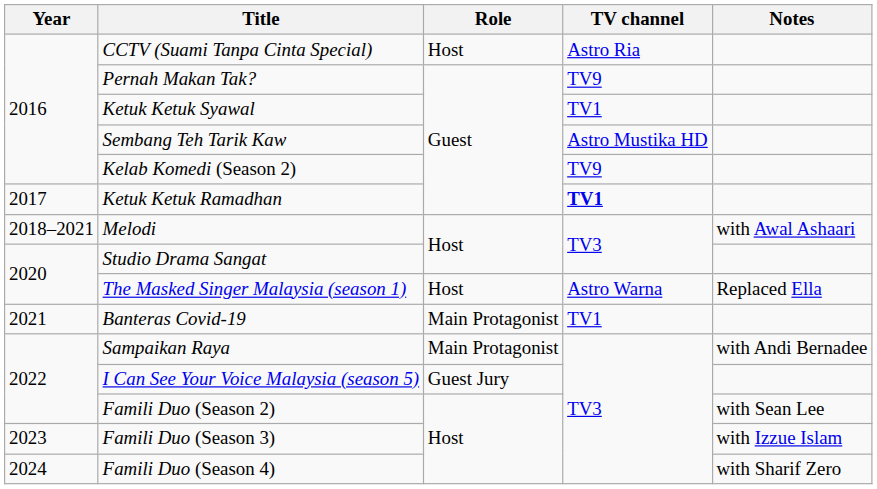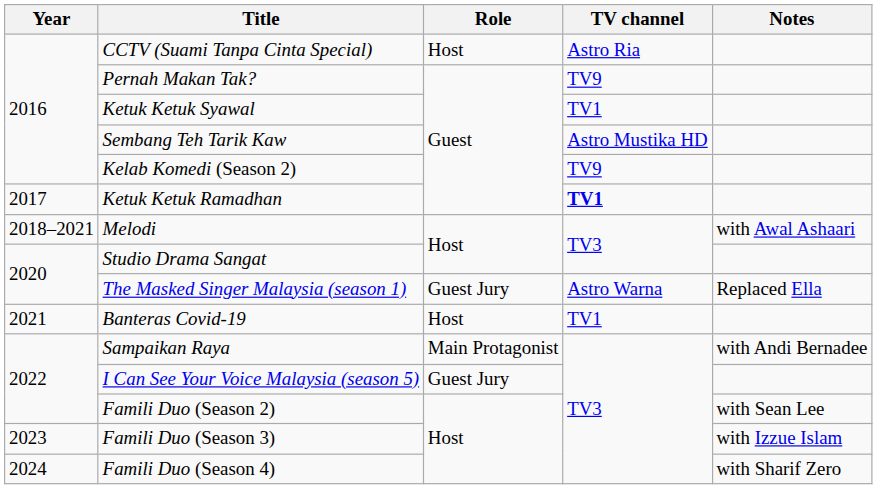(446, 288) Host -> (469, 288) Guest Jury
(493, 318) Main Protagonist -> (446, 318) Host
